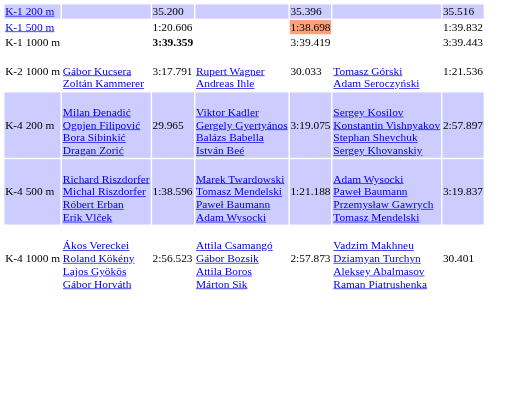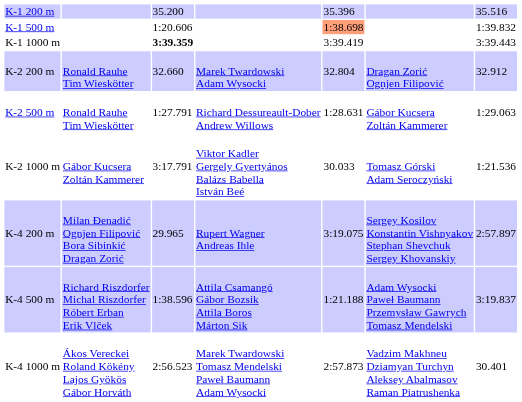+ row: (30, 71)
+ row: (30, 112)
(230, 77) Rupert Wagner Andreas Ihle -> (242, 172) Viktor Kadler Gergely Gyertyános Balázs Babella István Beé
(242, 131) Viktor Kadler Gergely Gyertyános Balázs Babella István Beé -> (230, 239) Rupert Wagner Andreas Ihle
(240, 198) Marek Twardowski Tomasz Mendelski Paweł Baumann Adam Wysocki -> (234, 306) Attila Csamangó Gábor Bozsik Attila Boros Márton Sik
(234, 265) Attila Csamangó Gábor Bozsik Attila Boros Márton Sik -> (240, 373) Marek Twardowski Tomasz Mendelski Paweł Baumann Adam Wysocki
